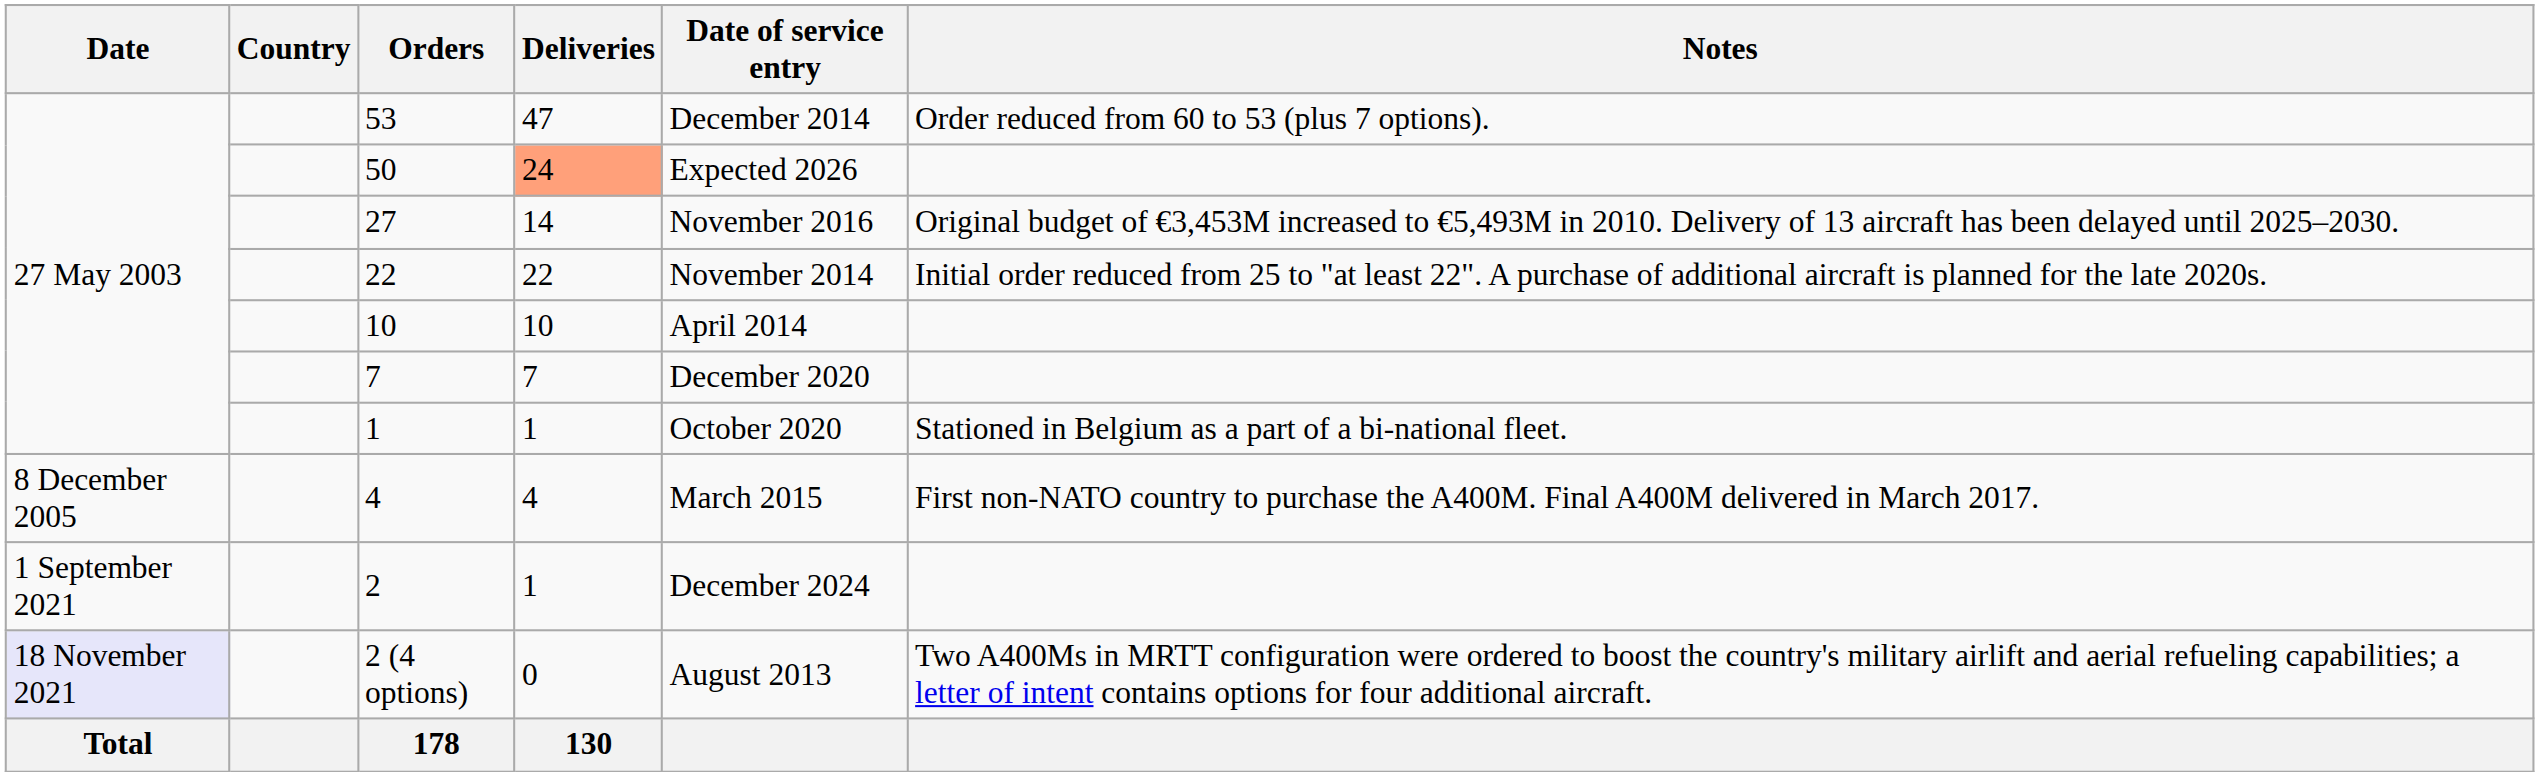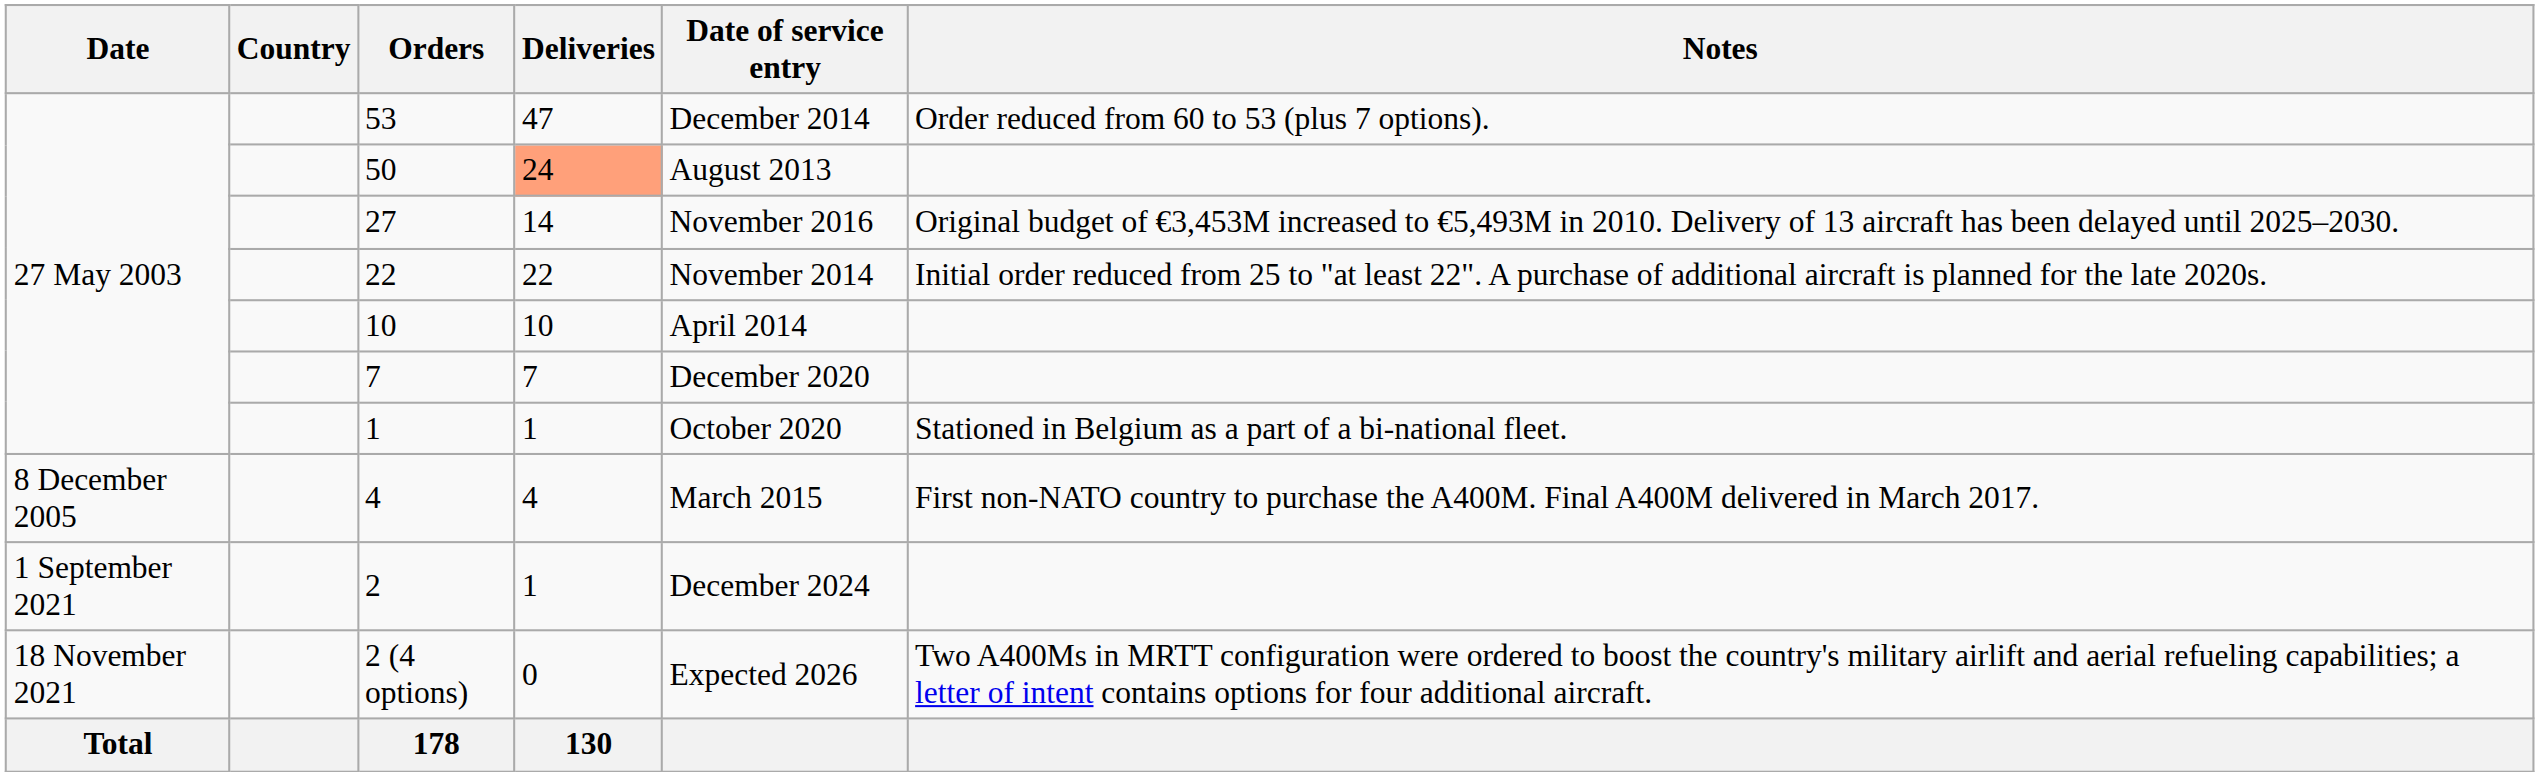(764, 170) Expected 2026 -> (751, 170) August 2013
(100, 674) lavender background -> (100, 674) no background
(751, 674) August 2013 -> (764, 674) Expected 2026
